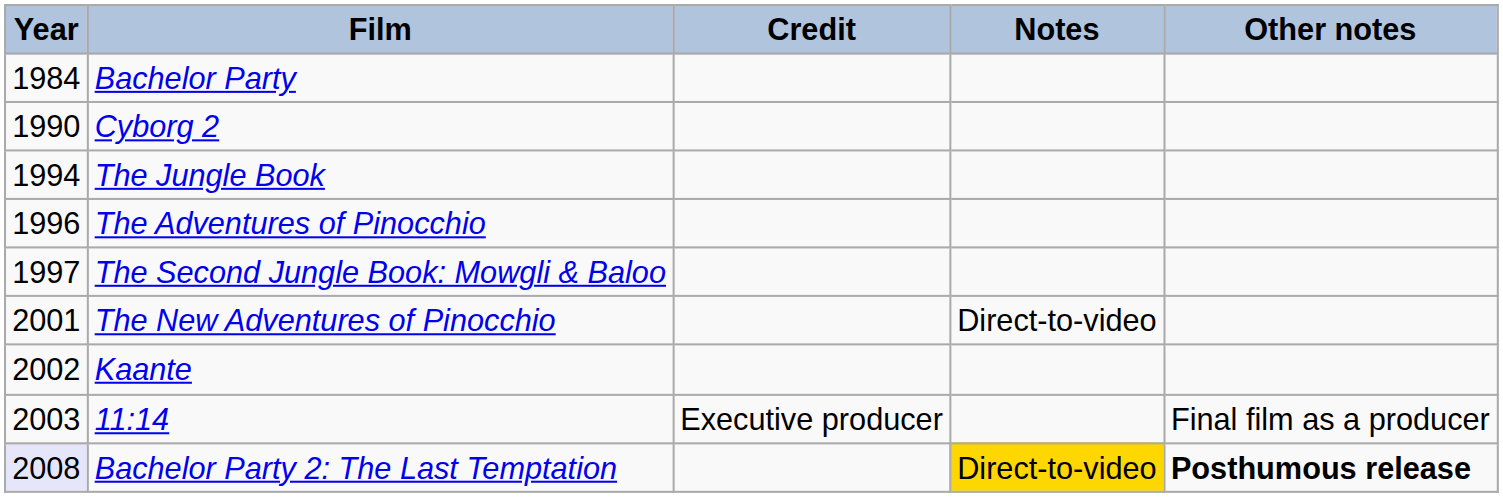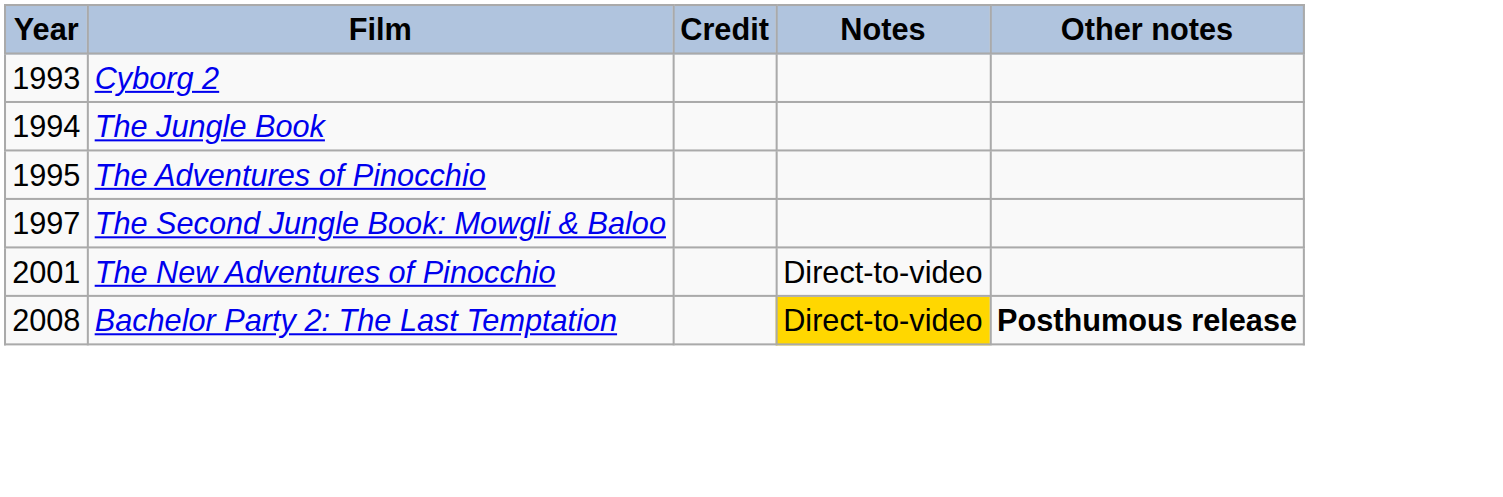- row: (195, 78)
(46, 127) 1990 -> (46, 78) 1993
(46, 224) 1996 -> (46, 175) 1995
- row: (143, 370)
- row: (132, 418)
(46, 467) lavender background -> (46, 321) no background
